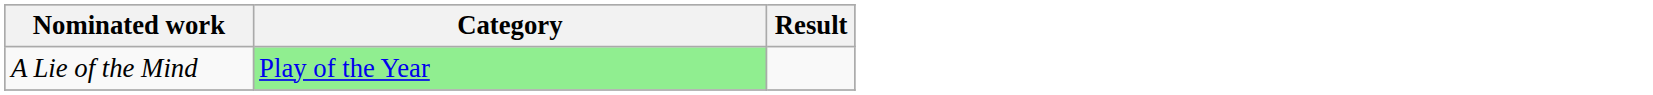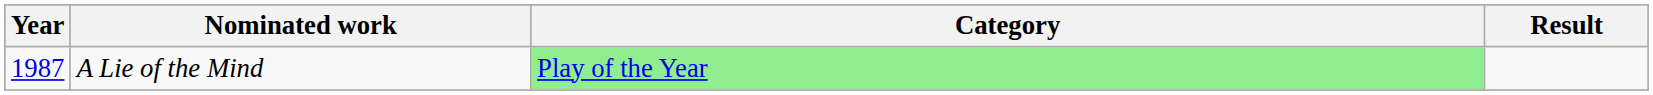+ column: (38, 25)
